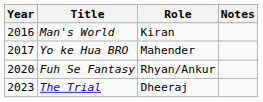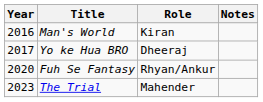(168, 51) Mahender -> (164, 51) Dheeraj
(164, 87) Dheeraj -> (168, 87) Mahender
